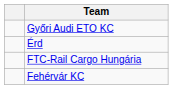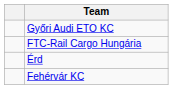rows swapped: (35, 44) <-> (84, 60)
